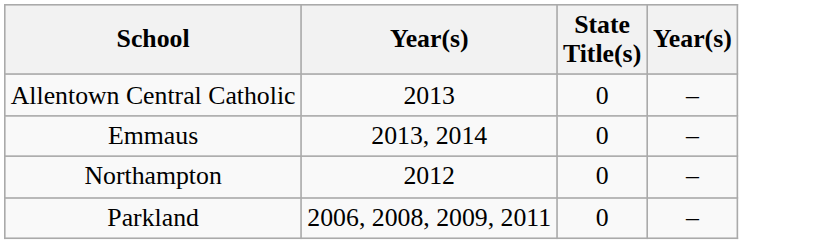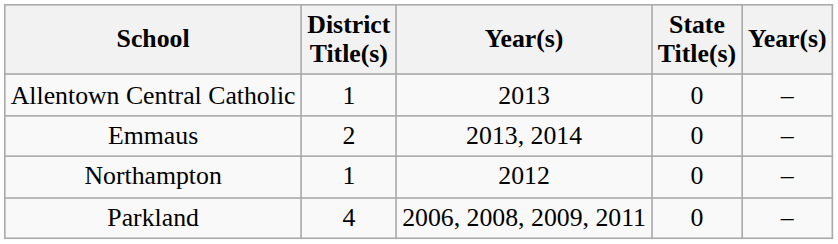+ column: (349, 39)
